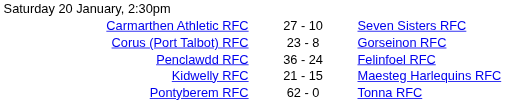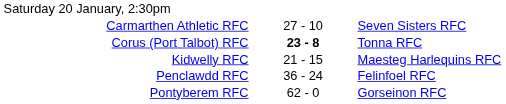(303, 42) normal -> (303, 42) bold
(402, 42) Gorseinon RFC -> (390, 42) Tonna RFC
rows swapped: (210, 76) <-> (202, 59)
(390, 93) Tonna RFC -> (402, 93) Gorseinon RFC
